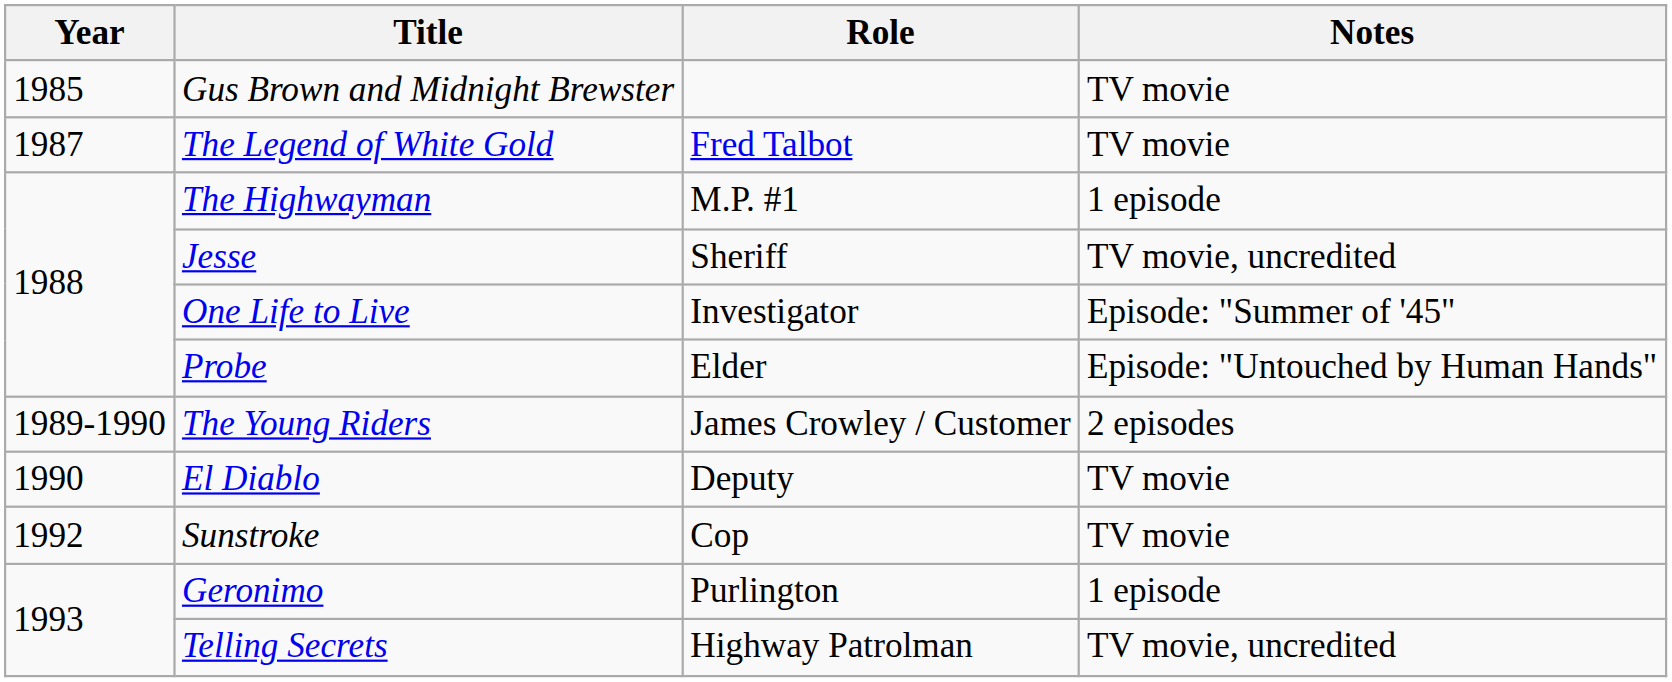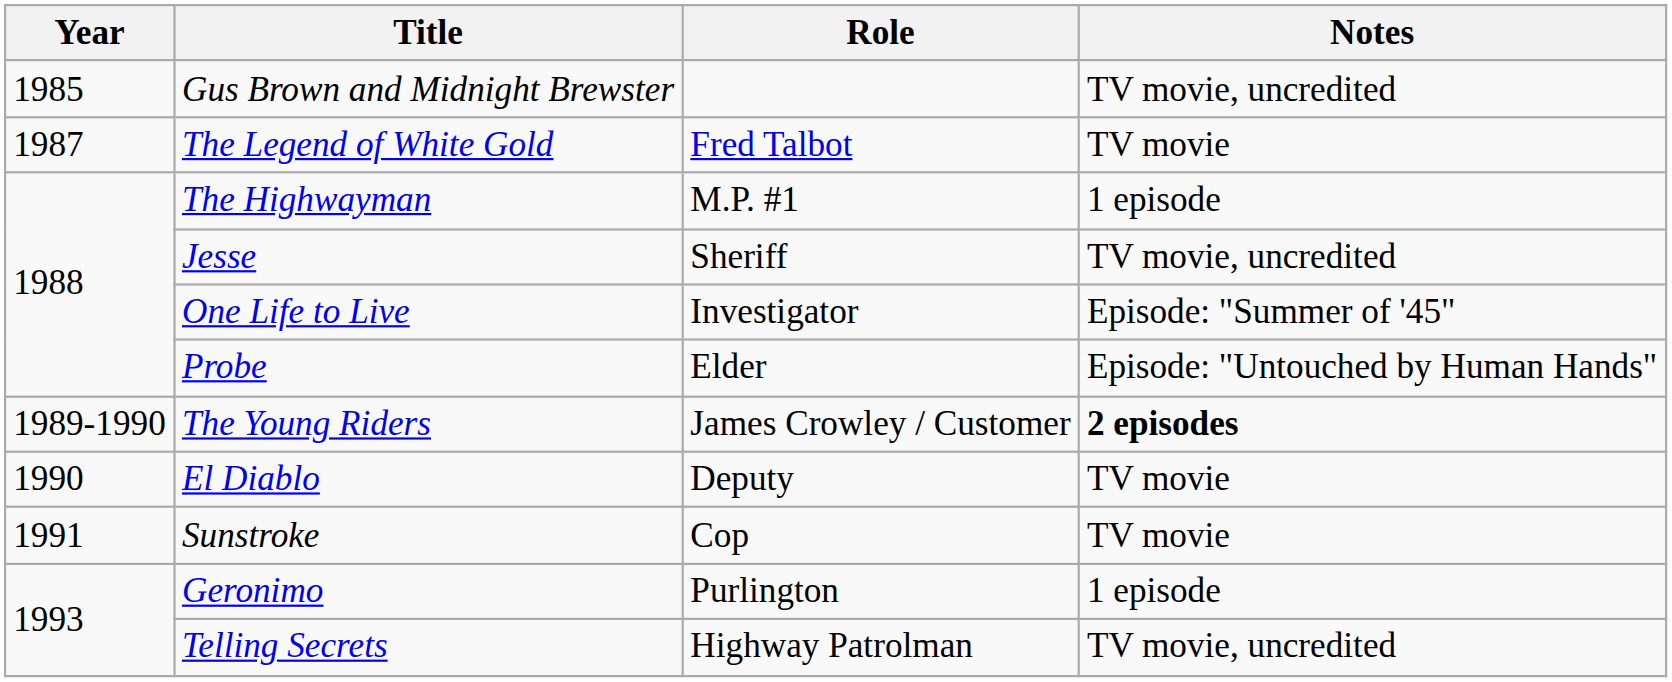(1158, 88) TV movie -> (1242, 88) TV movie, uncredited
(1161, 423) normal -> (1163, 423) bold
(48, 534) 1992 -> (48, 534) 1991
